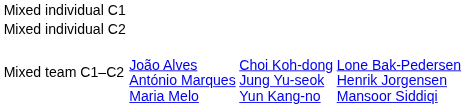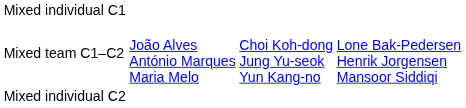rows swapped: (65, 29) <-> (64, 73)
